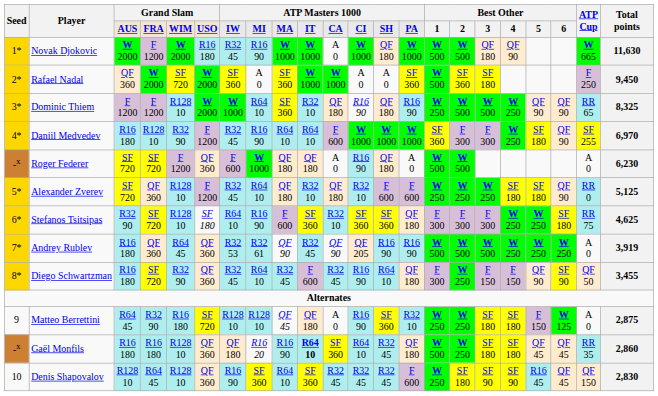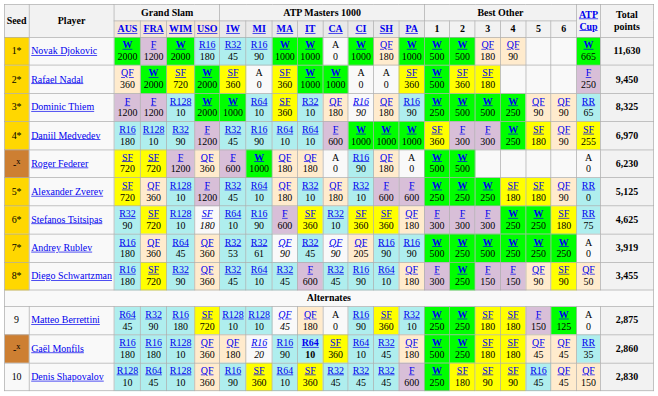(462, 248) W 500 -> (462, 248) W 250
